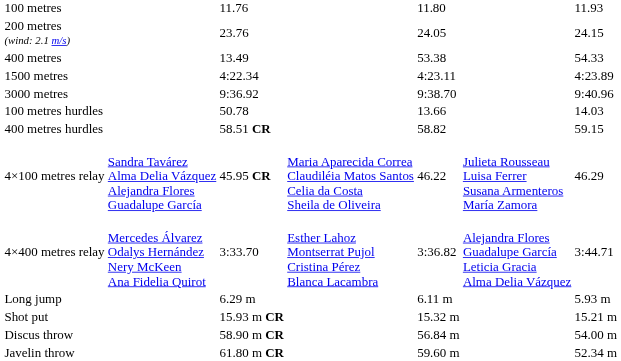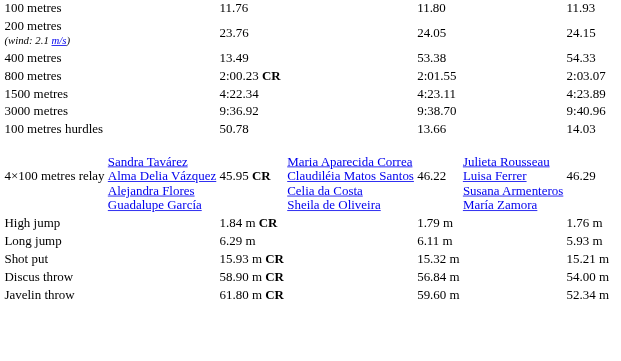+ row: (33, 75)
- row: (54, 129)
- row: (55, 252)
+ row: (32, 223)
